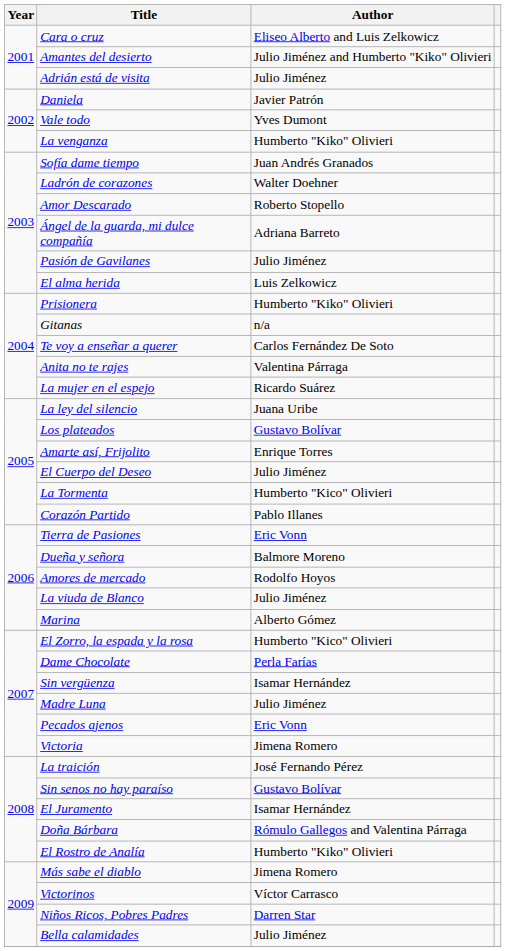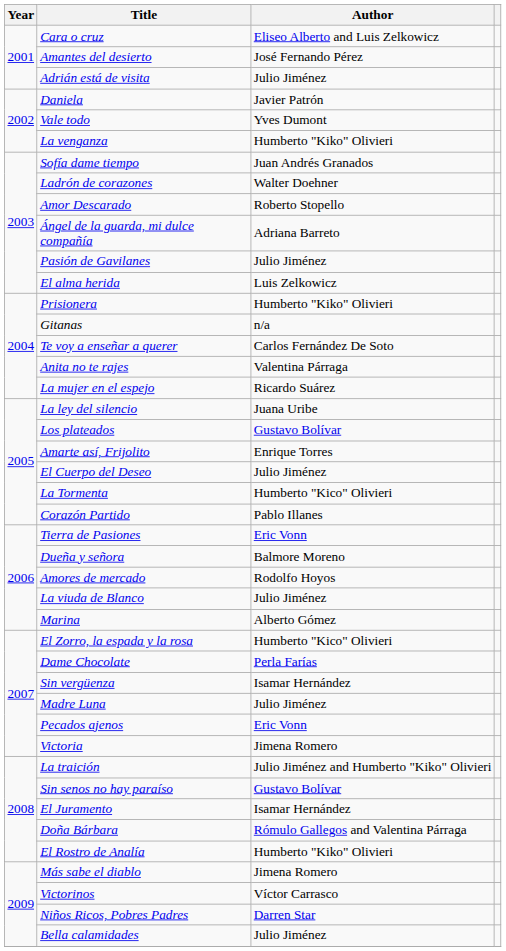(373, 57) Julio Jiménez and Humberto "Kiko" Olivieri -> (308, 57) José Fernando Pérez
(308, 767) José Fernando Pérez -> (373, 767) Julio Jiménez and Humberto "Kiko" Olivieri
